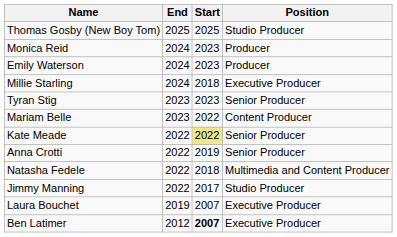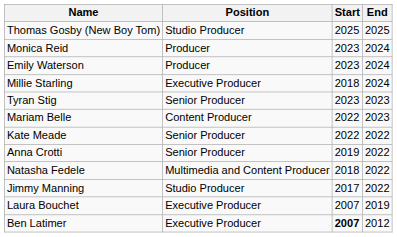columns swapped: (307, 13) <-> (177, 13)
(207, 135) khaki background -> (347, 135) no background
